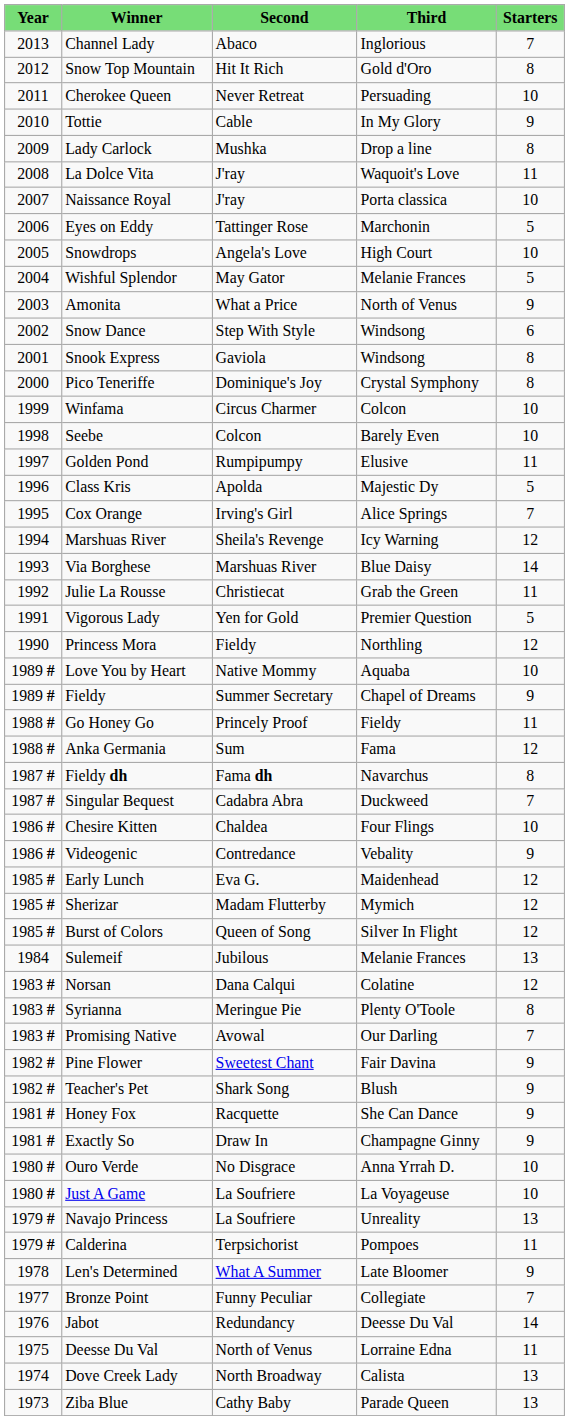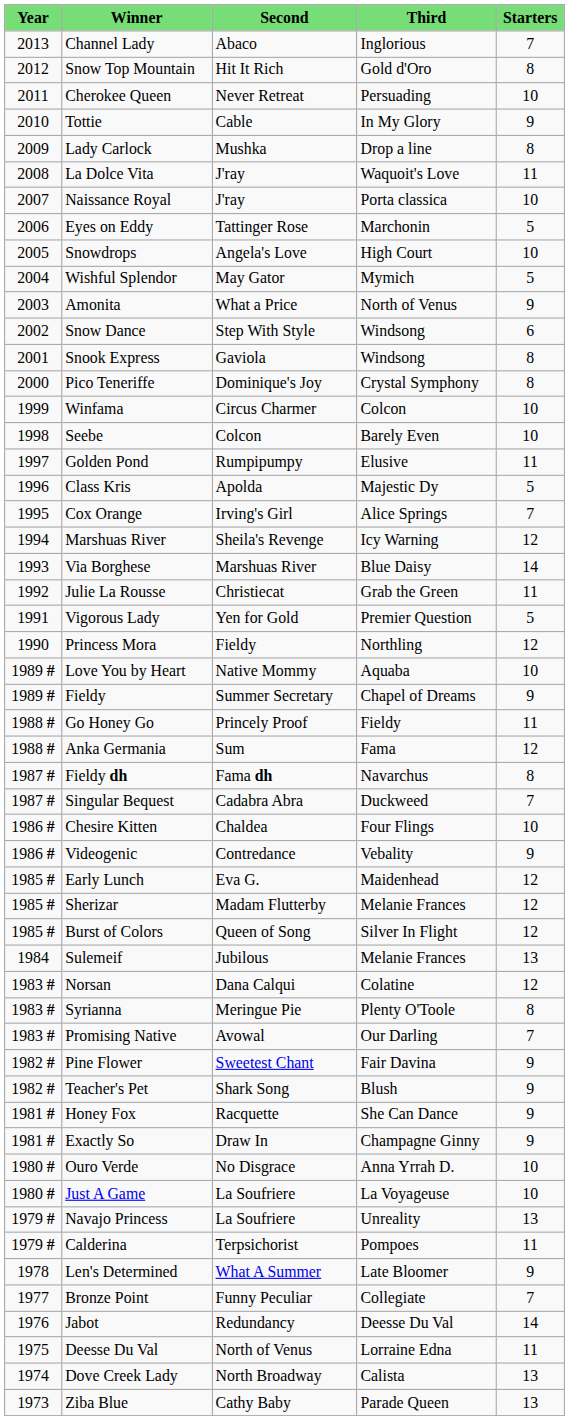(413, 279) Melanie Frances -> (387, 279) Mymich
(387, 906) Mymich -> (413, 906) Melanie Frances
